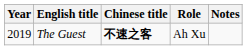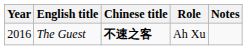(19, 34) 2019 -> (19, 34) 2016
